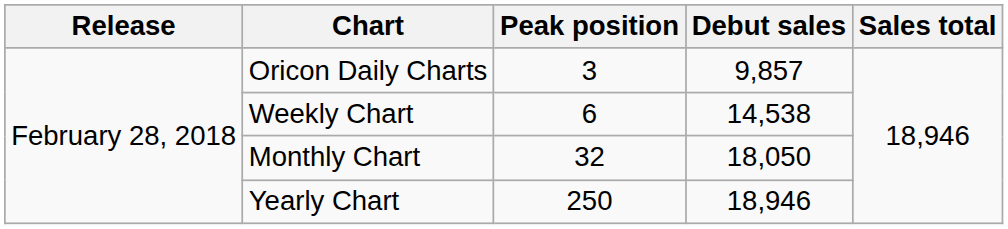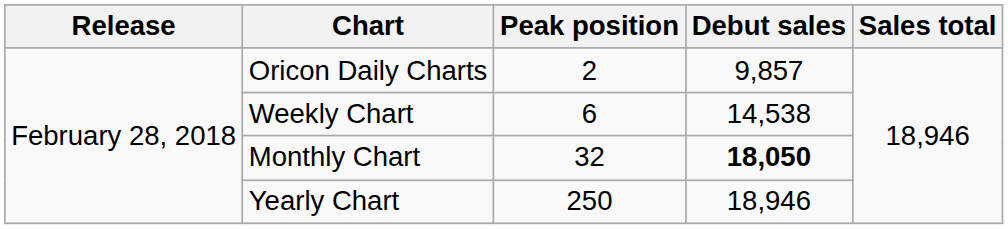(589, 69) 3 -> (589, 69) 2
(769, 157) normal -> (769, 157) bold
